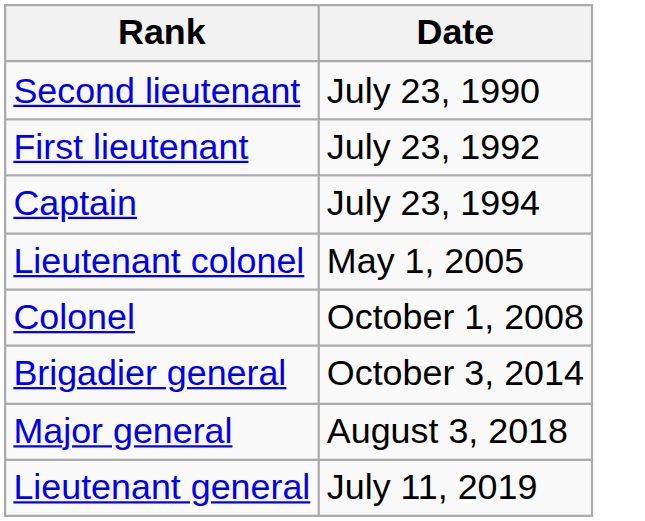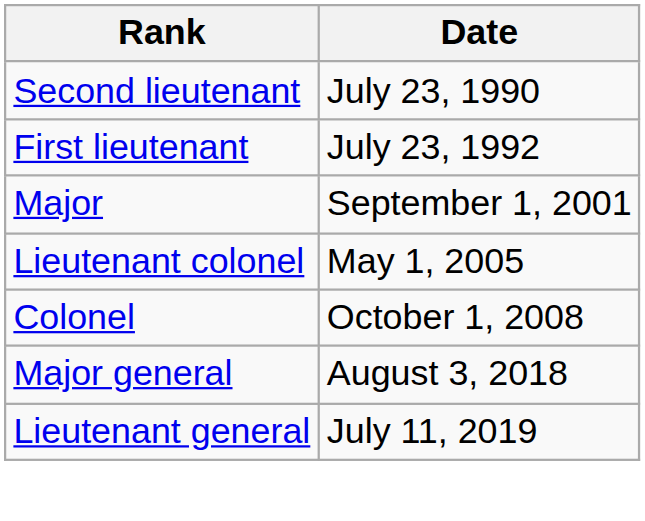- row: (75, 203)
+ row: (58, 203)
- row: (150, 373)
